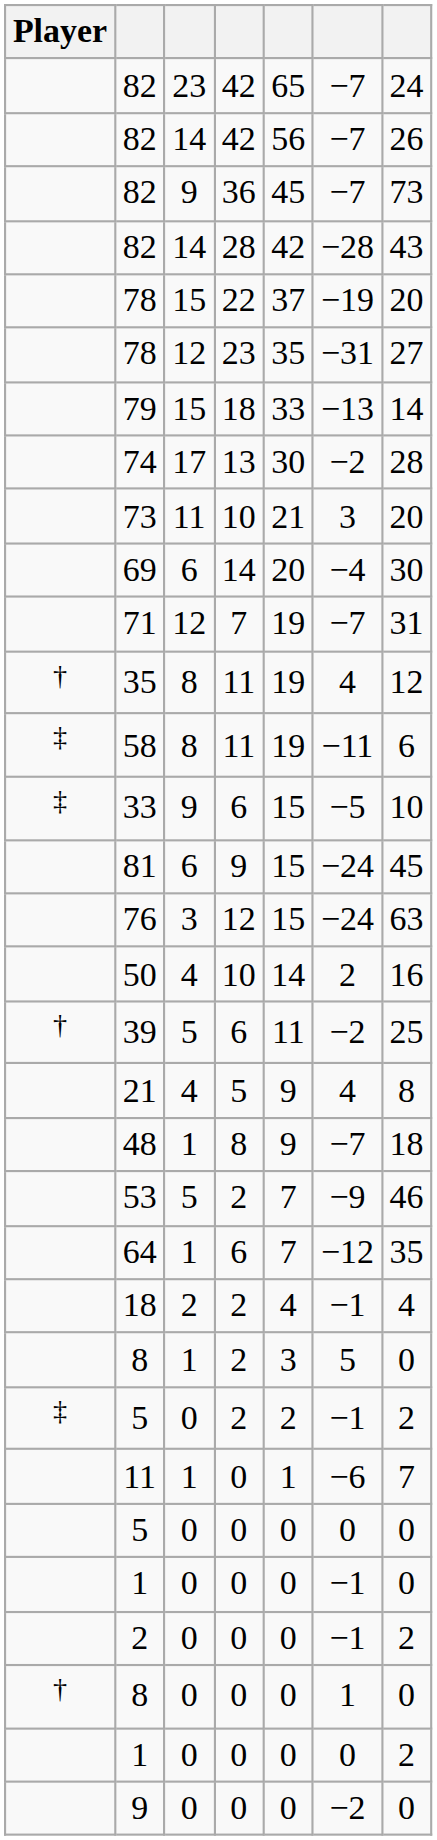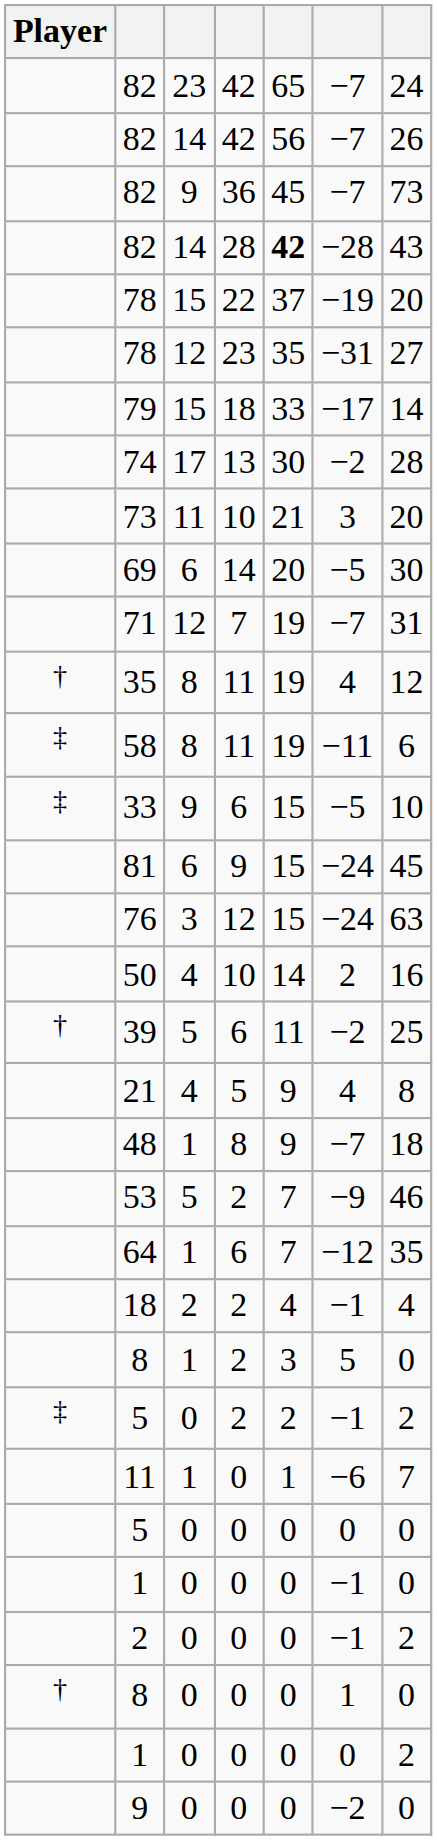(288, 246) normal -> (288, 246) bold
(347, 407) −13 -> (347, 407) −17
(347, 569) −4 -> (347, 569) −5
